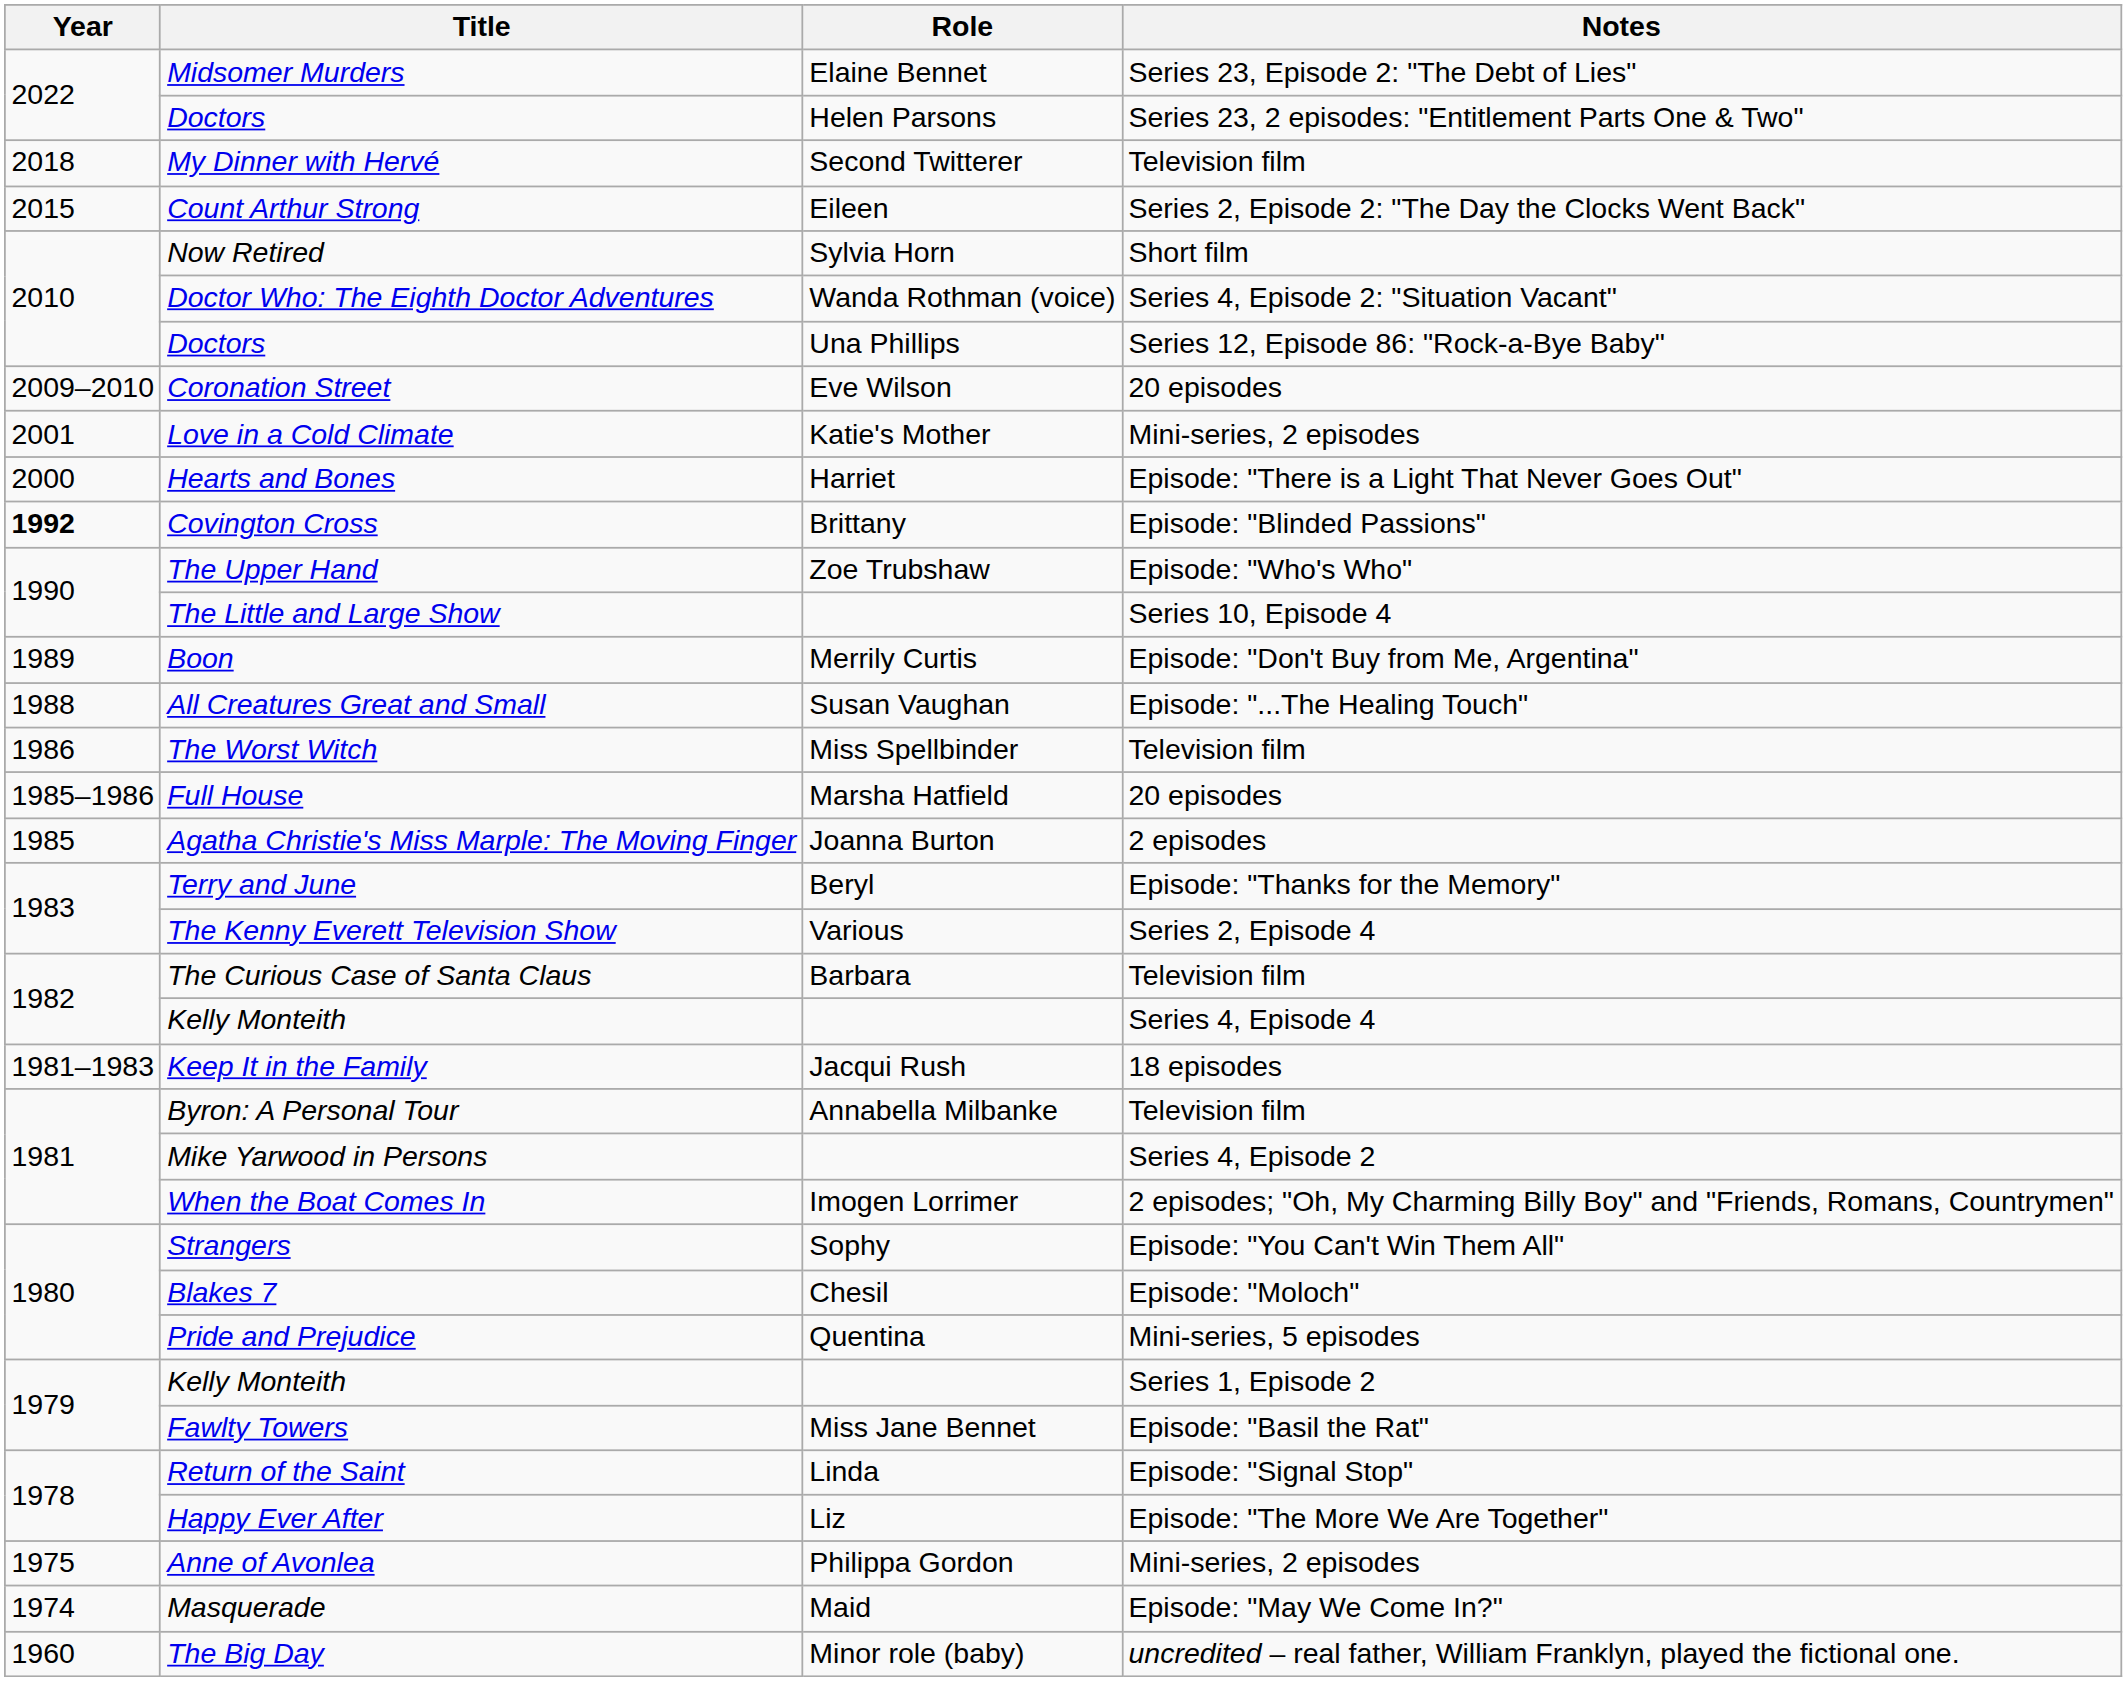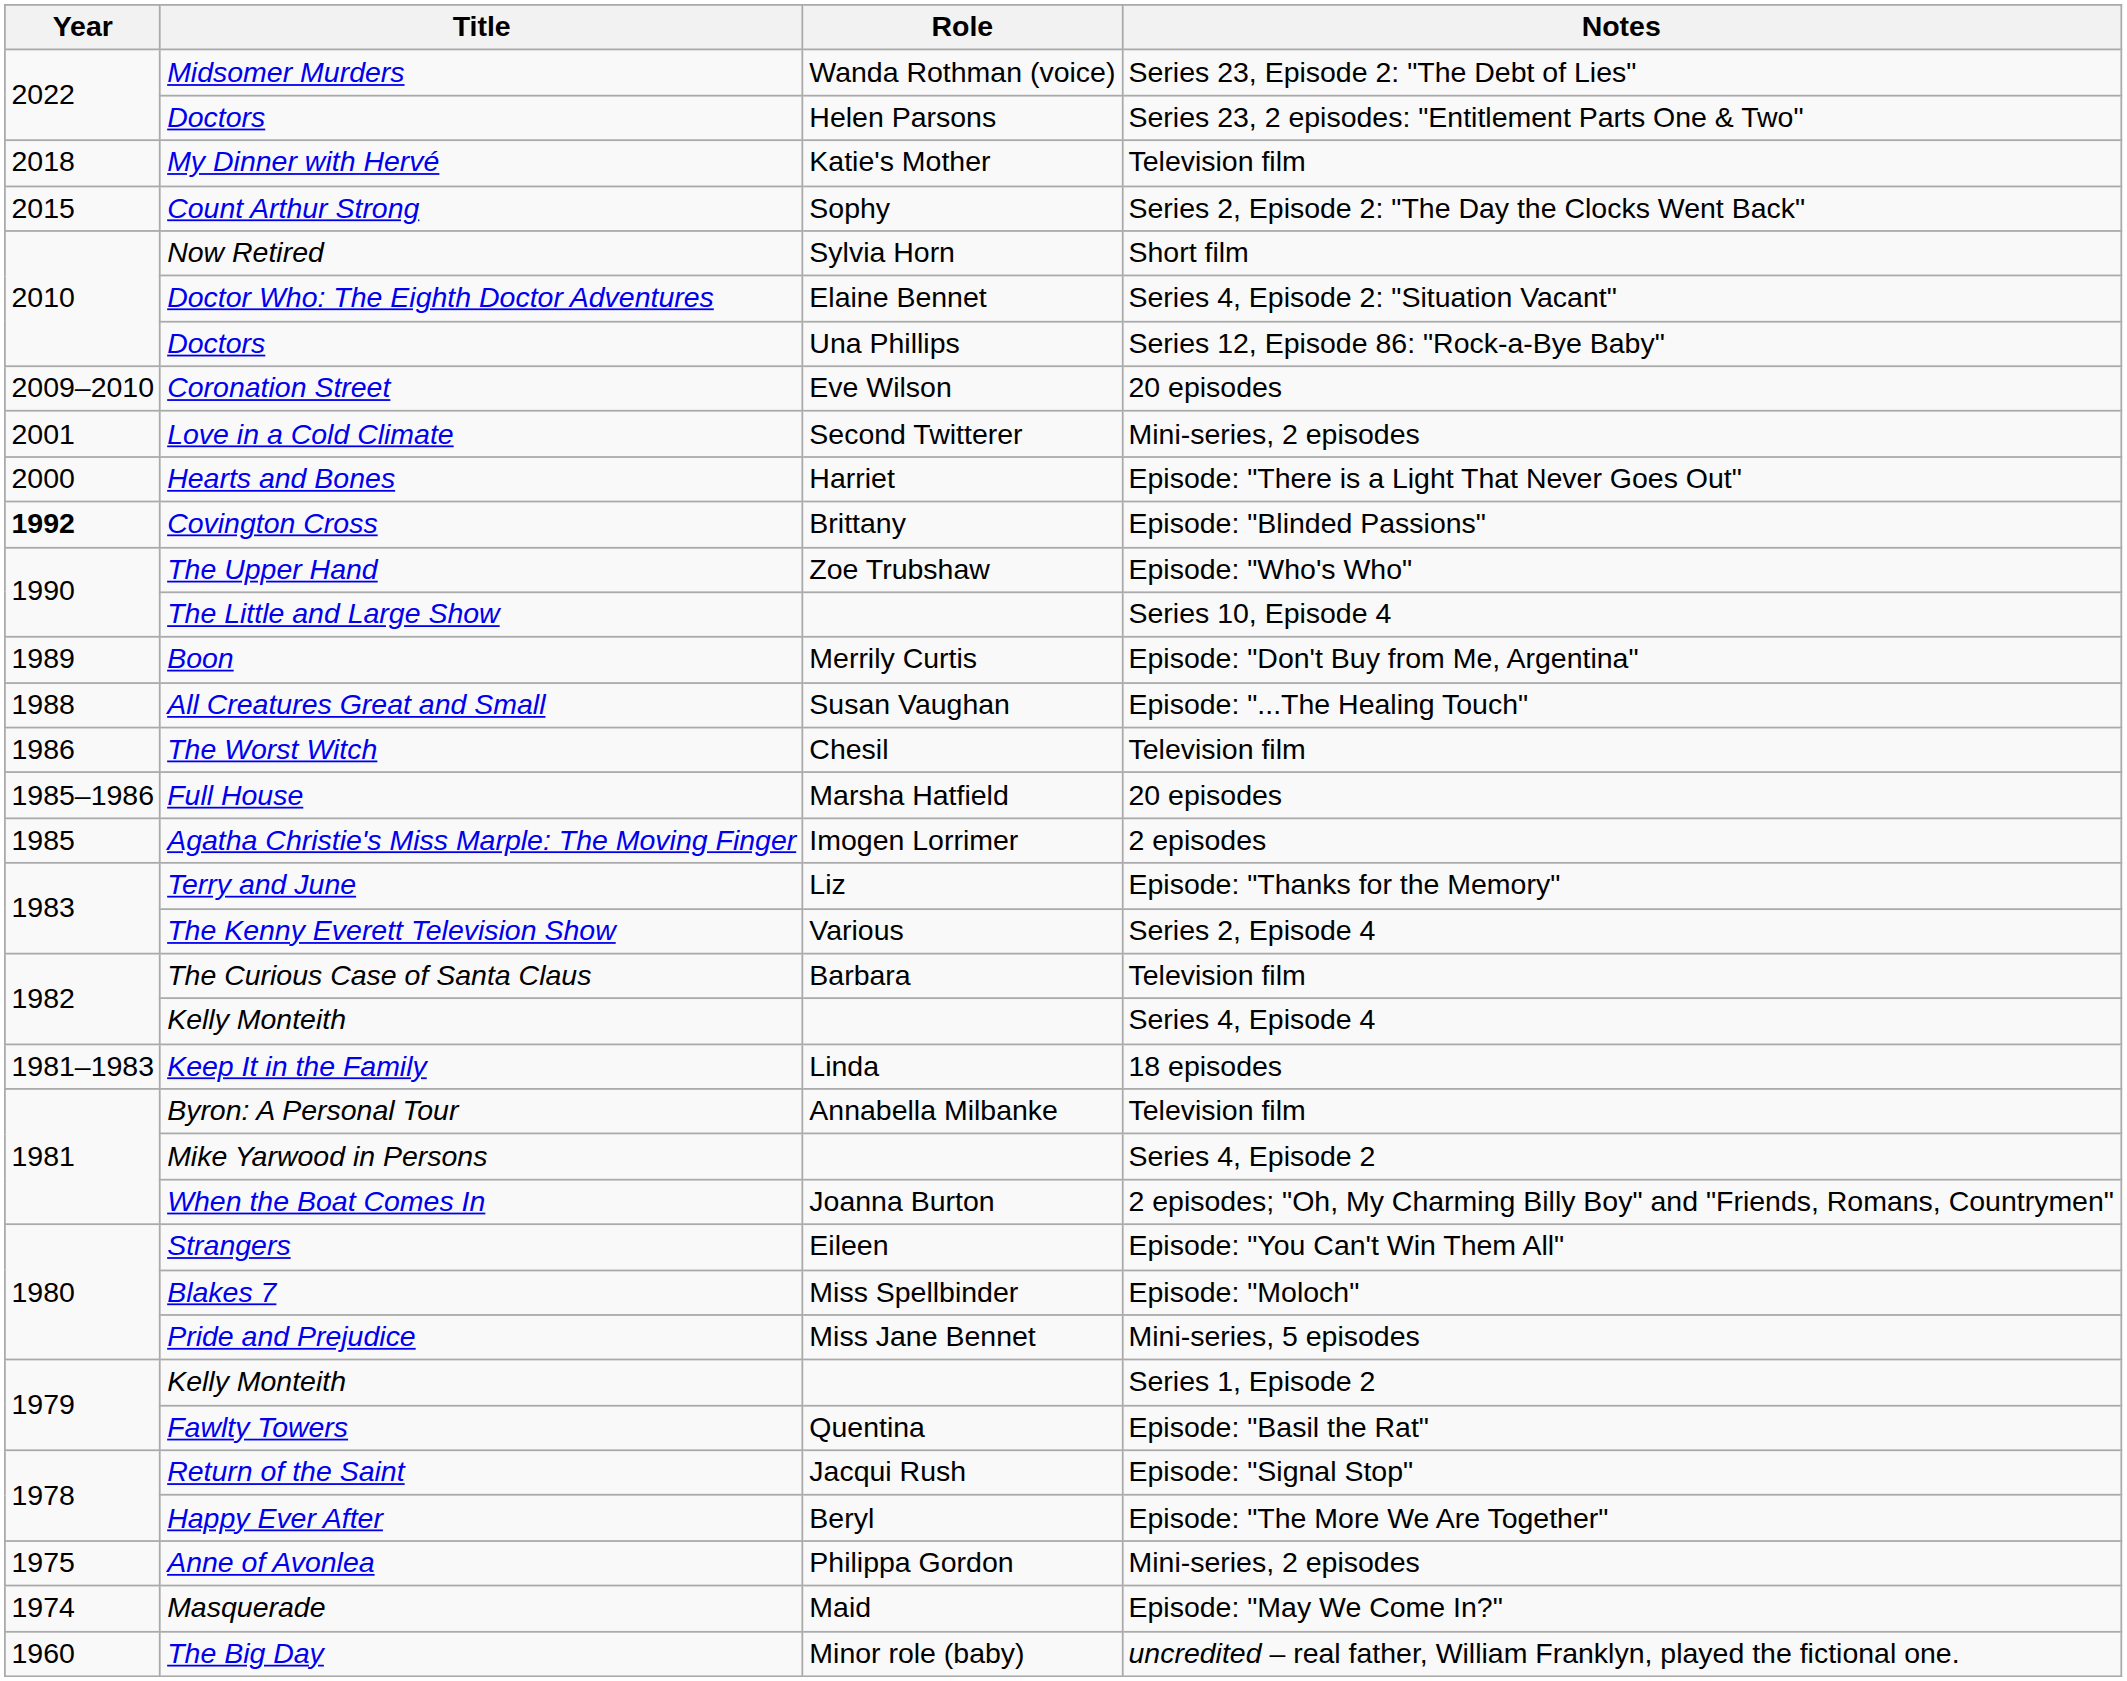(898, 72) Elaine Bennet -> (962, 72) Wanda Rothman (voice)
(916, 162) Second Twitterer -> (900, 162) Katie's Mother
(849, 207) Eileen -> (850, 207) Sophy
(962, 298) Wanda Rothman (voice) -> (898, 298) Elaine Bennet
(900, 433) Katie's Mother -> (916, 433) Second Twitterer
(914, 749) Miss Spellbinder -> (849, 749) Chesil
(902, 840) Joanna Burton -> (914, 840) Imogen Lorrimer
(842, 885) Beryl -> (828, 885) Liz
(888, 1065) Jacqui Rush -> (844, 1065) Linda
(914, 1201) Imogen Lorrimer -> (902, 1201) Joanna Burton
(850, 1246) Sophy -> (849, 1246) Eileen
(849, 1291) Chesil -> (914, 1291) Miss Spellbinder
(867, 1336) Quentina -> (923, 1336) Miss Jane Bennet
(923, 1427) Miss Jane Bennet -> (867, 1427) Quentina
(844, 1472) Linda -> (888, 1472) Jacqui Rush
(828, 1517) Liz -> (842, 1517) Beryl
